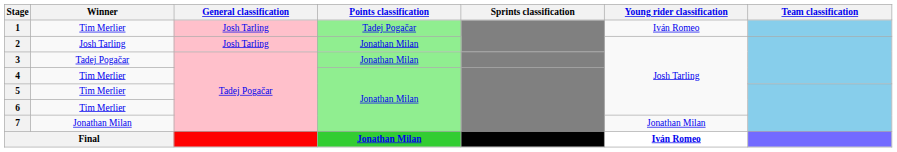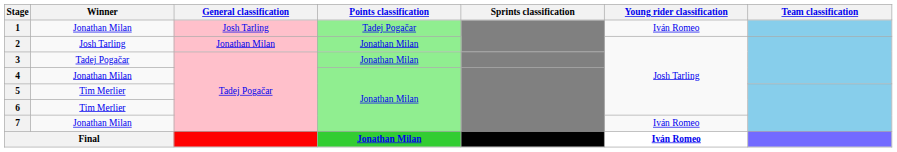(102, 28) Tim Merlier -> (102, 28) Jonathan Milan
(246, 44) Josh Tarling -> (246, 44) Jonathan Milan
(102, 76) Tim Merlier -> (102, 76) Jonathan Milan
(676, 123) Jonathan Milan -> (676, 123) Iván Romeo
